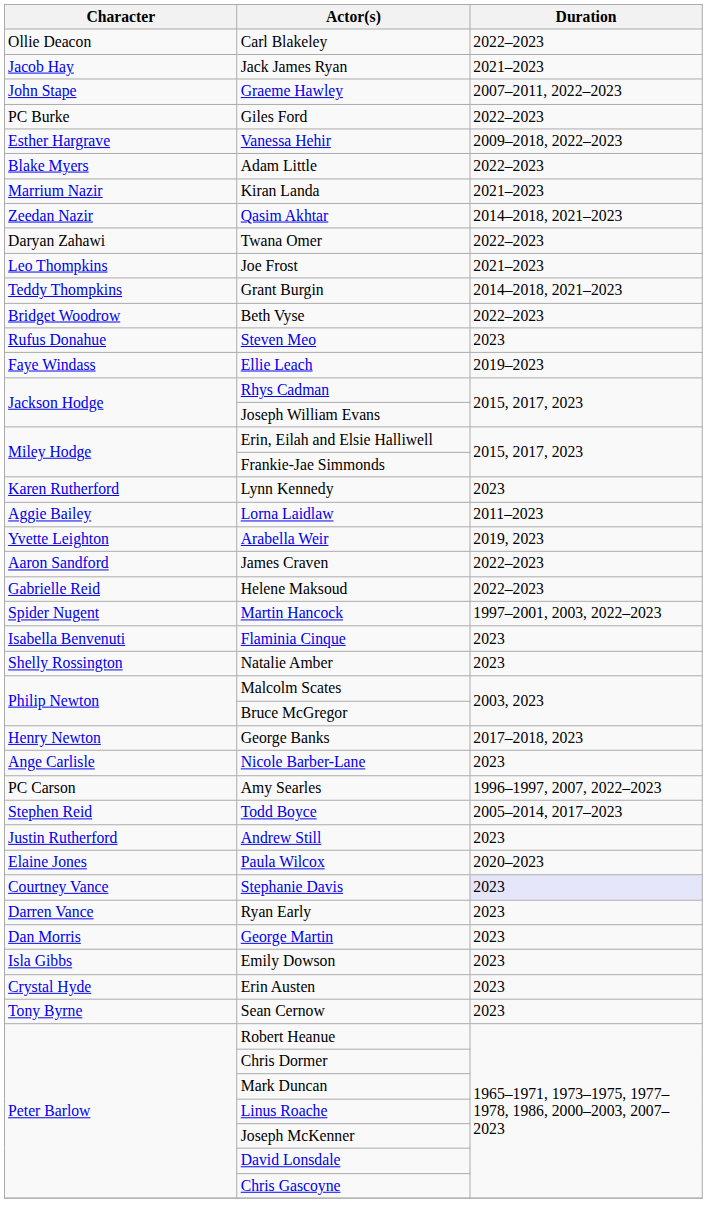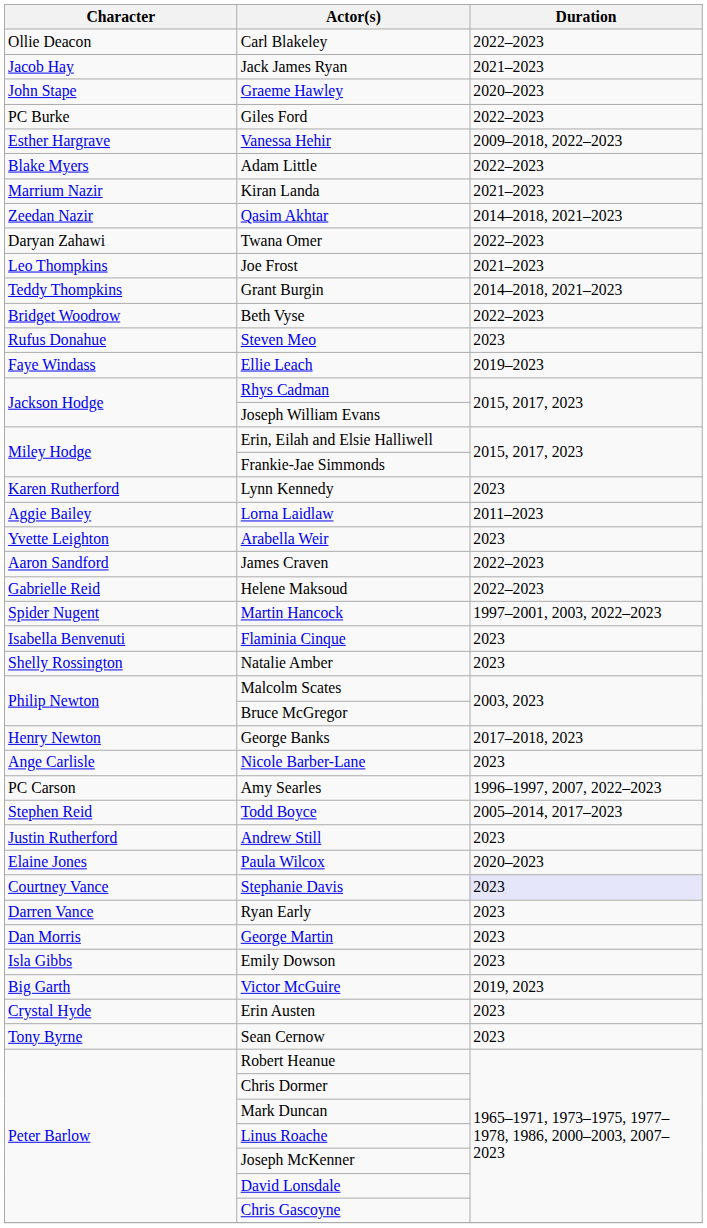(548, 91) 2007–2011, 2022–2023 -> (509, 91) 2020–2023
(509, 539) 2019, 2023 -> (489, 539) 2023
+ row: (291, 986)
